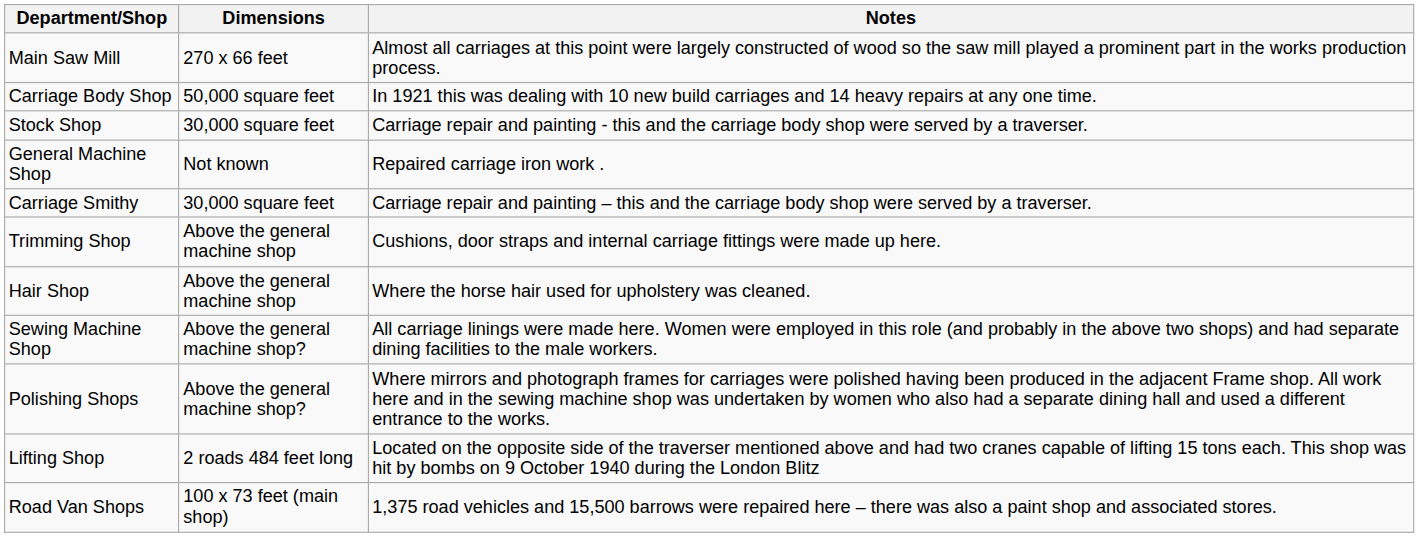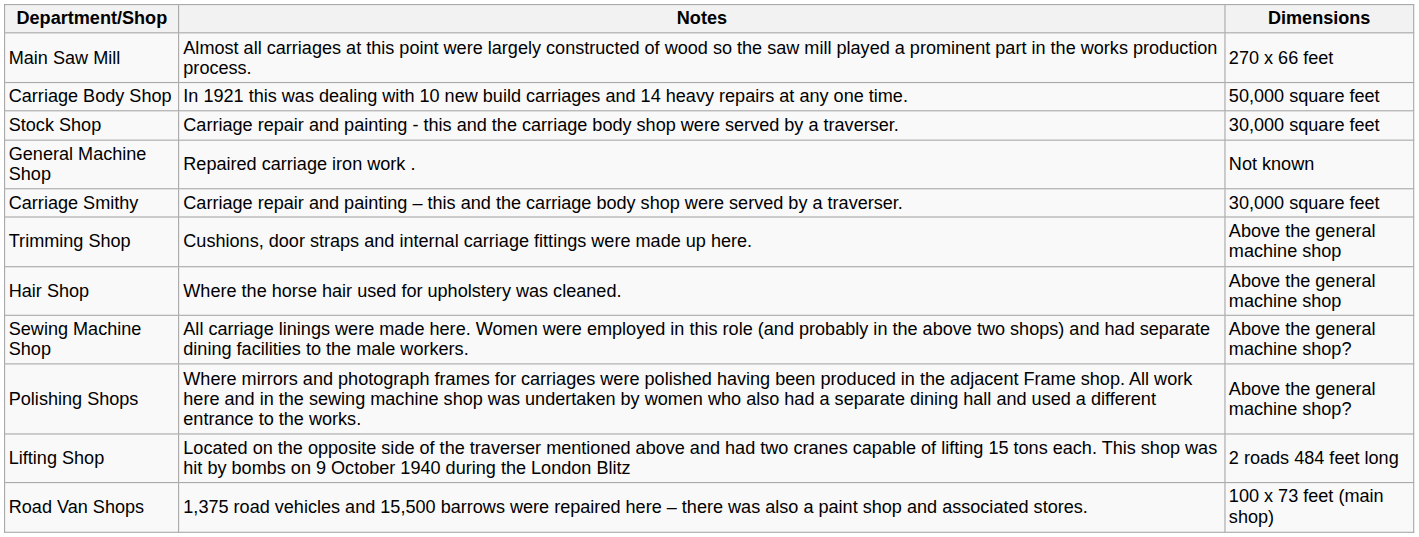columns swapped: (274, 18) <-> (891, 18)
